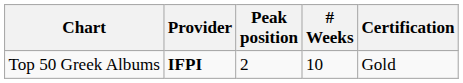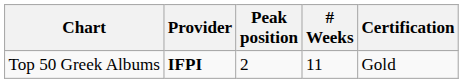(315, 64) 10 -> (314, 64) 11
